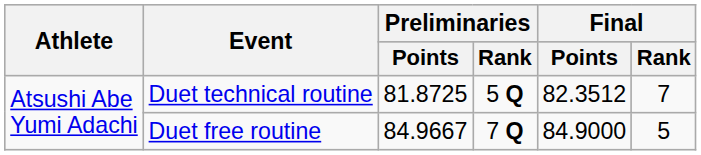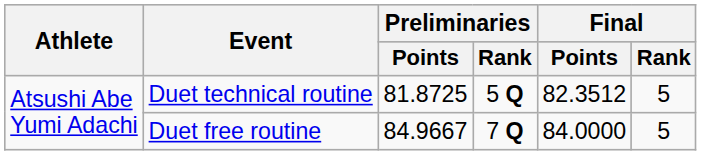(664, 95) 7 -> (664, 95) 5
(584, 131) 84.9000 -> (584, 131) 84.0000
